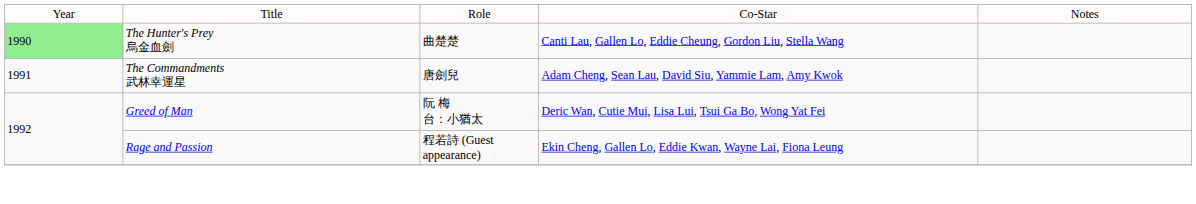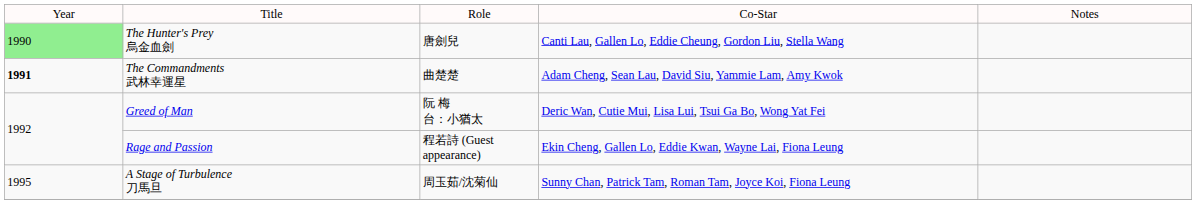(441, 40) 曲楚楚 -> (441, 40) 唐劍兒
(19, 75) normal -> (19, 75) bold
(441, 75) 唐劍兒 -> (441, 75) 曲楚楚
+ row: (179, 181)
